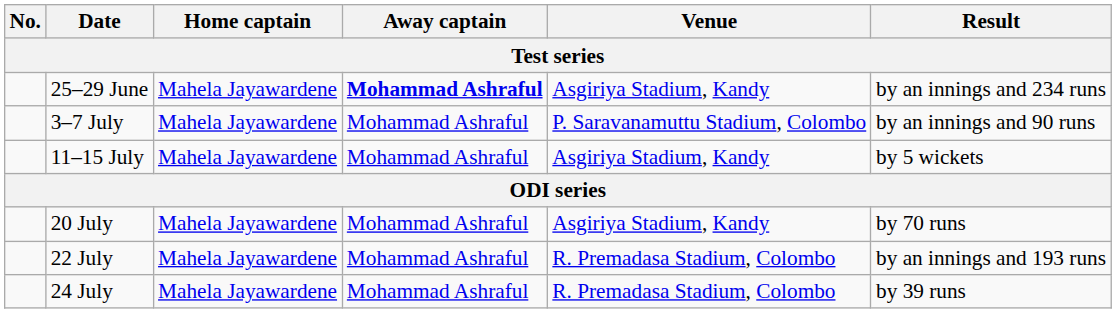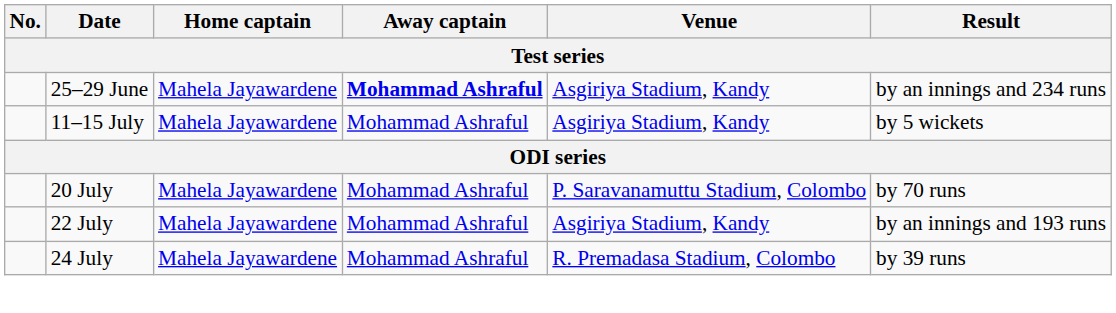- row: (87, 122)
(661, 223) Asgiriya Stadium, Kandy -> (709, 190) P. Saravanamuttu Stadium, Colombo
(694, 257) R. Premadasa Stadium, Colombo -> (661, 223) Asgiriya Stadium, Kandy
